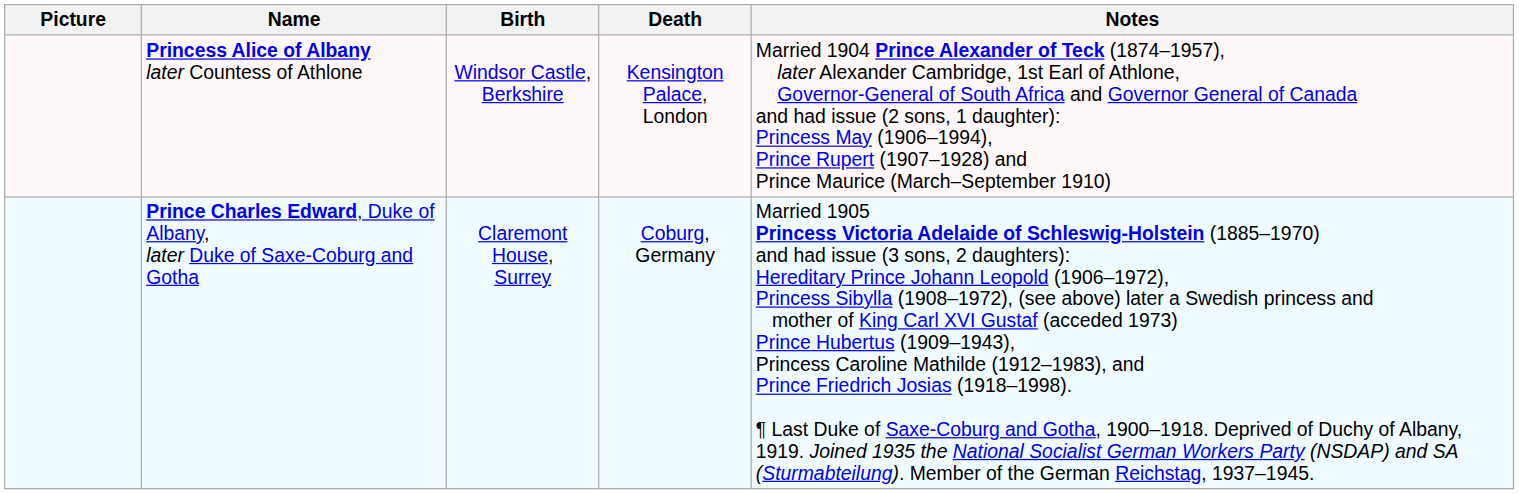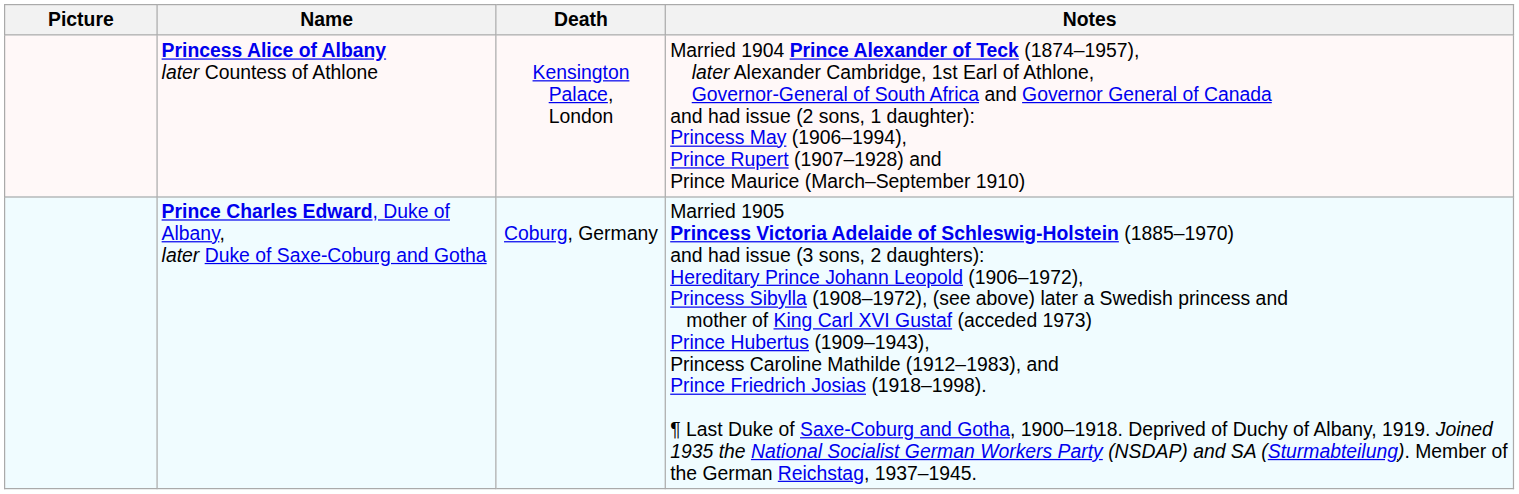- column: (523, 19)
